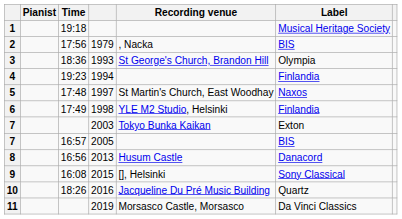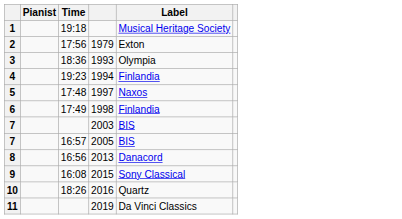- column: (196, 13)
(286, 45) BIS -> (131, 45) Exton
(291, 125) Exton -> (127, 125) BIS
